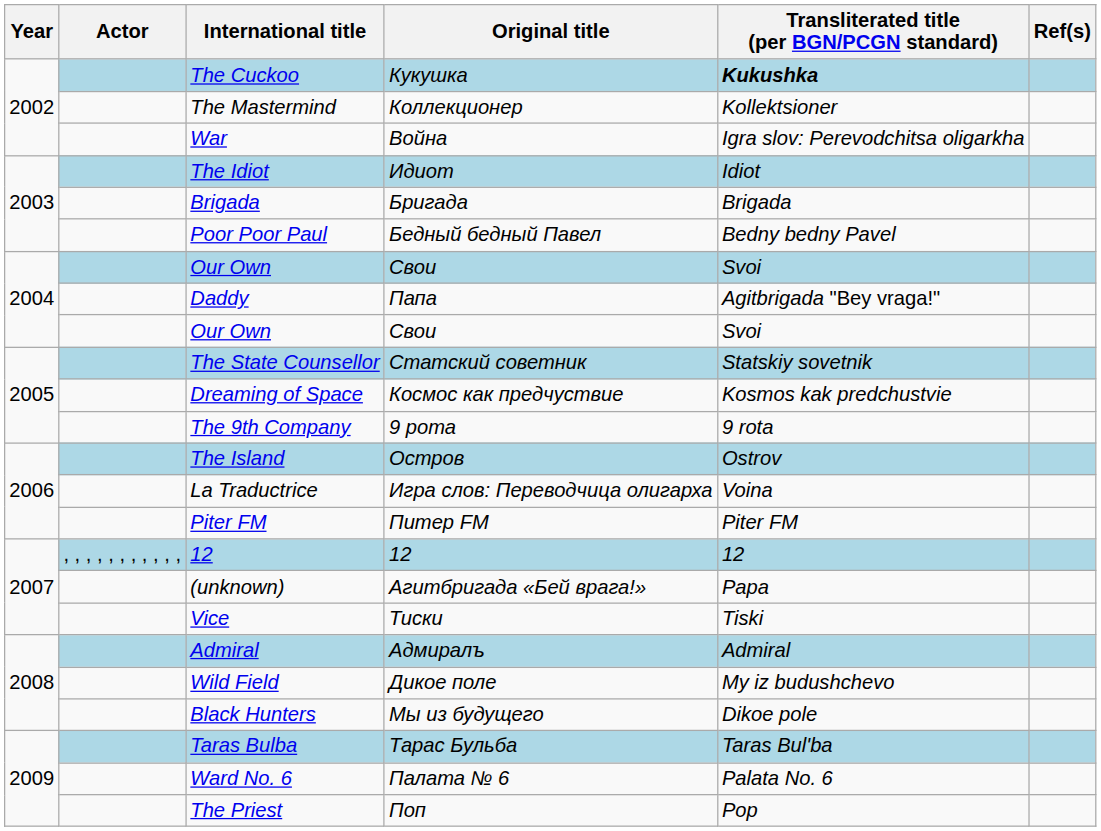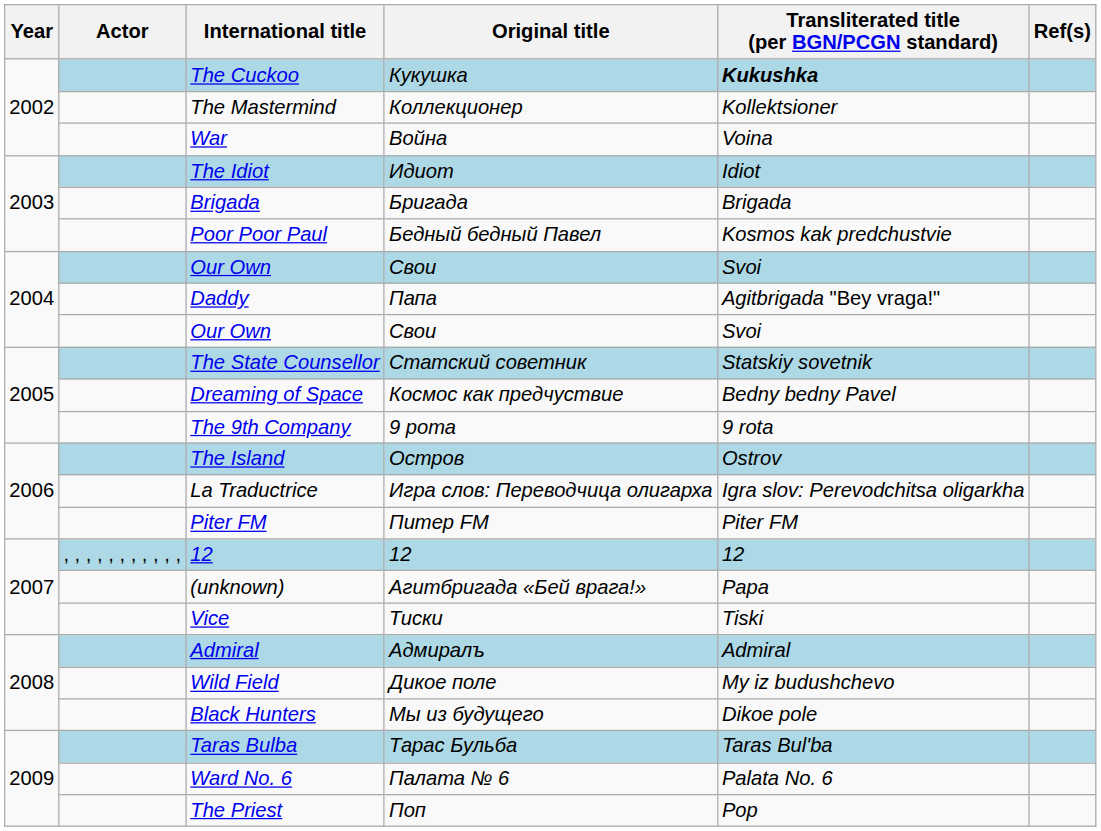(873, 139) Igra slov: Perevodchitsa oligarkha -> (747, 139) Voina
(809, 235) Bedny bedny Pavel -> (837, 235) Kosmos kak predchustvie
(837, 394) Kosmos kak predchustvie -> (809, 394) Bedny bedny Pavel
(747, 490) Voina -> (873, 490) Igra slov: Perevodchitsa oligarkha
